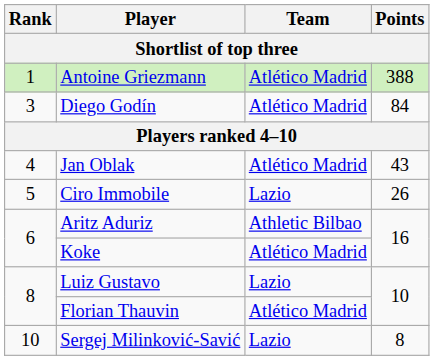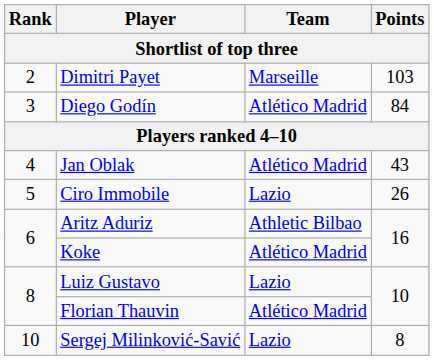- row: (133, 77)
+ row: (110, 77)
